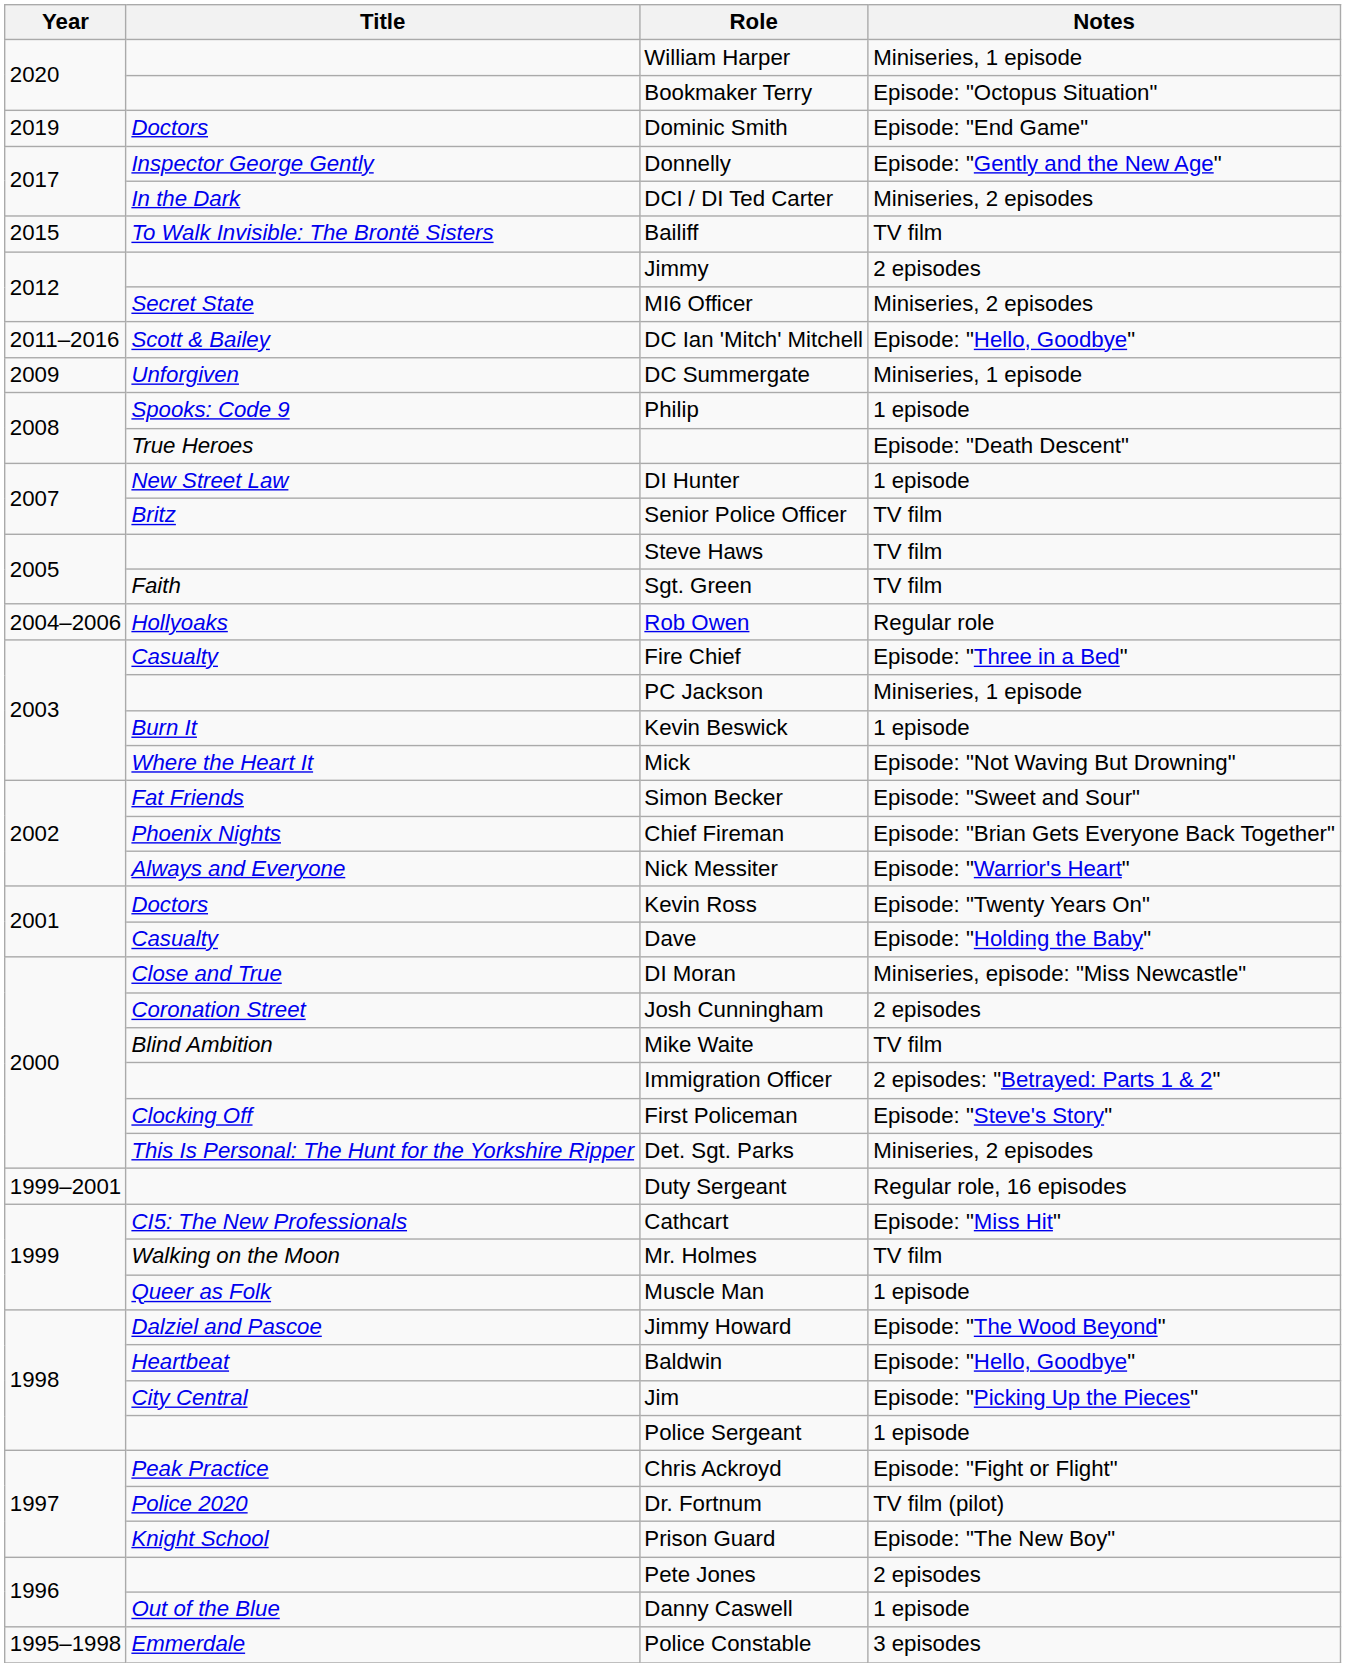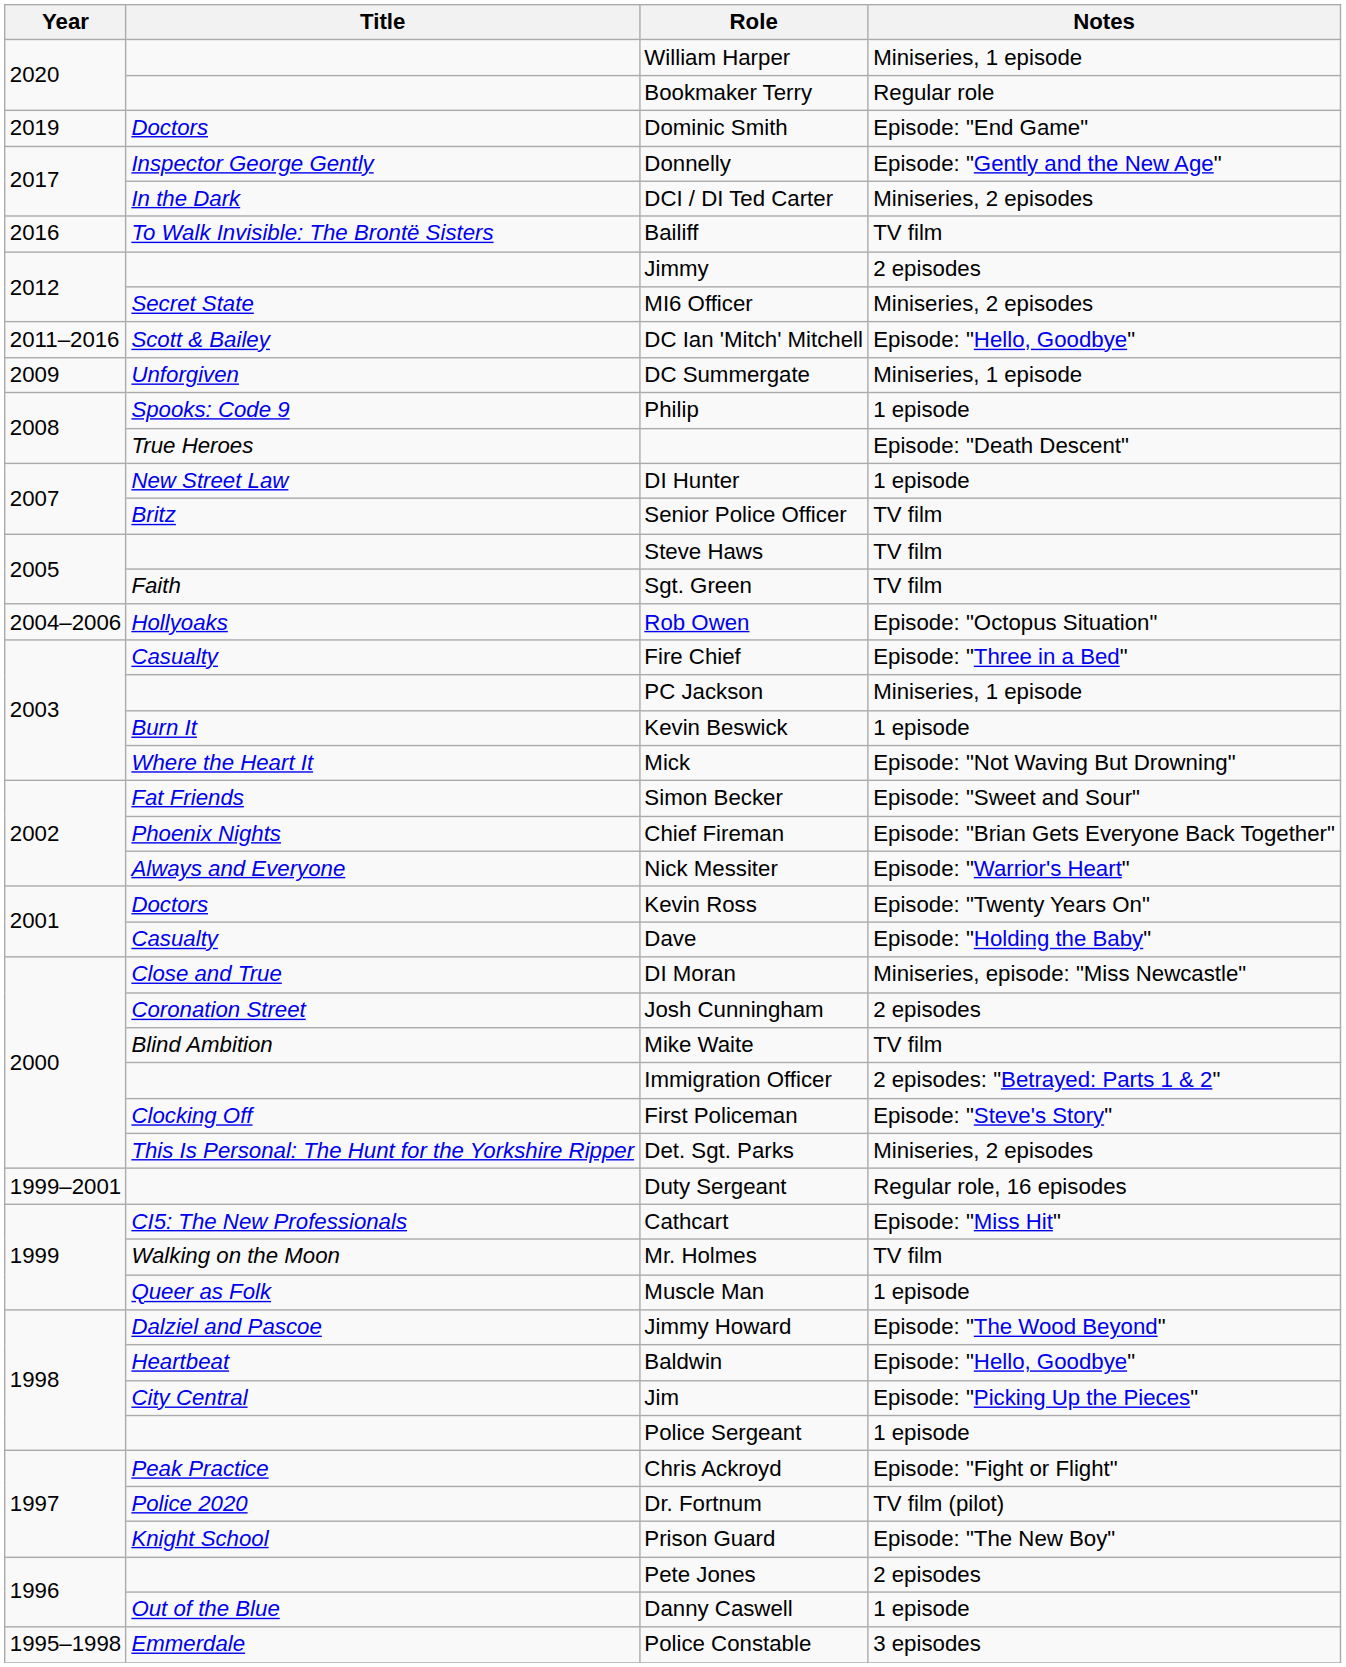(1015, 92) Episode: "Octopus Situation" -> (934, 92) Regular role
(35, 233) 2015 -> (35, 233) 2016
(934, 621) Regular role -> (1015, 621) Episode: "Octopus Situation"
